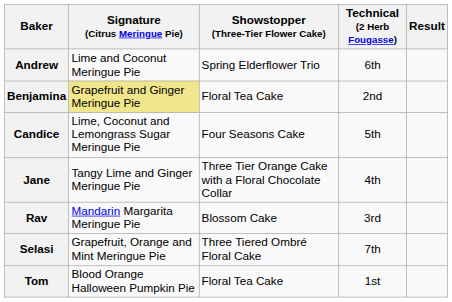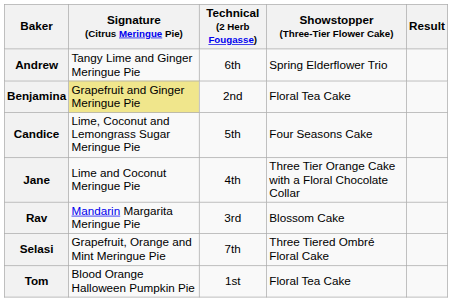columns swapped: (373, 26) <-> (269, 26)
(119, 65) Lime and Coconut Meringue Pie -> (132, 65) Tangy Lime and Ginger Meringue Pie
(132, 179) Tangy Lime and Ginger Meringue Pie -> (119, 179) Lime and Coconut Meringue Pie
